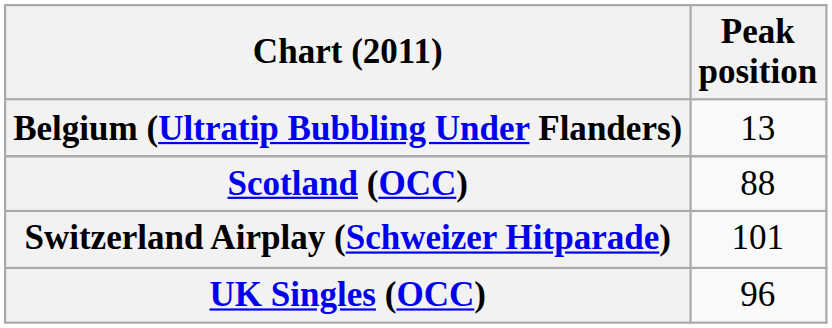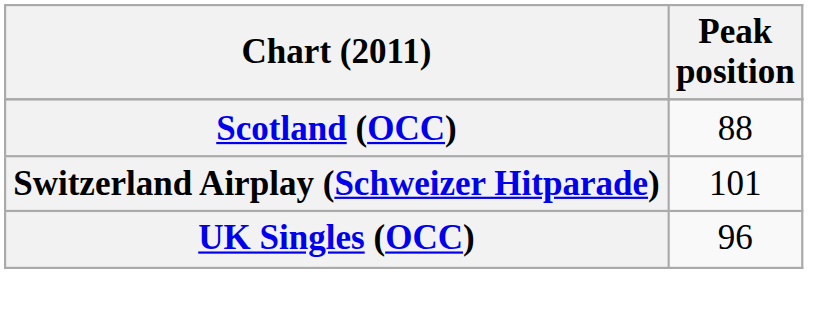- row: (348, 127)
